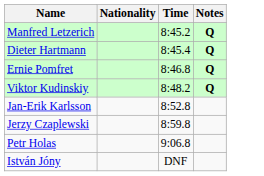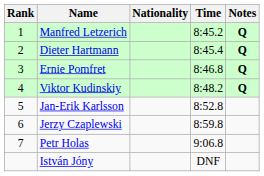+ column: (21, 13)
